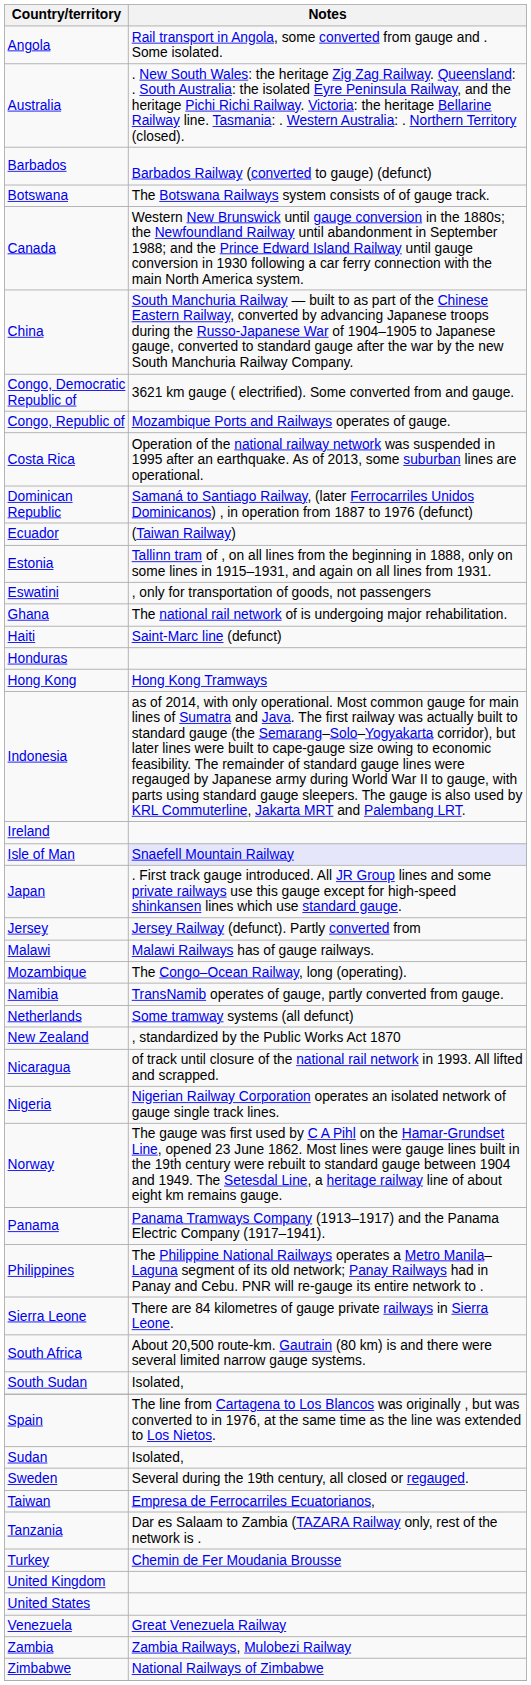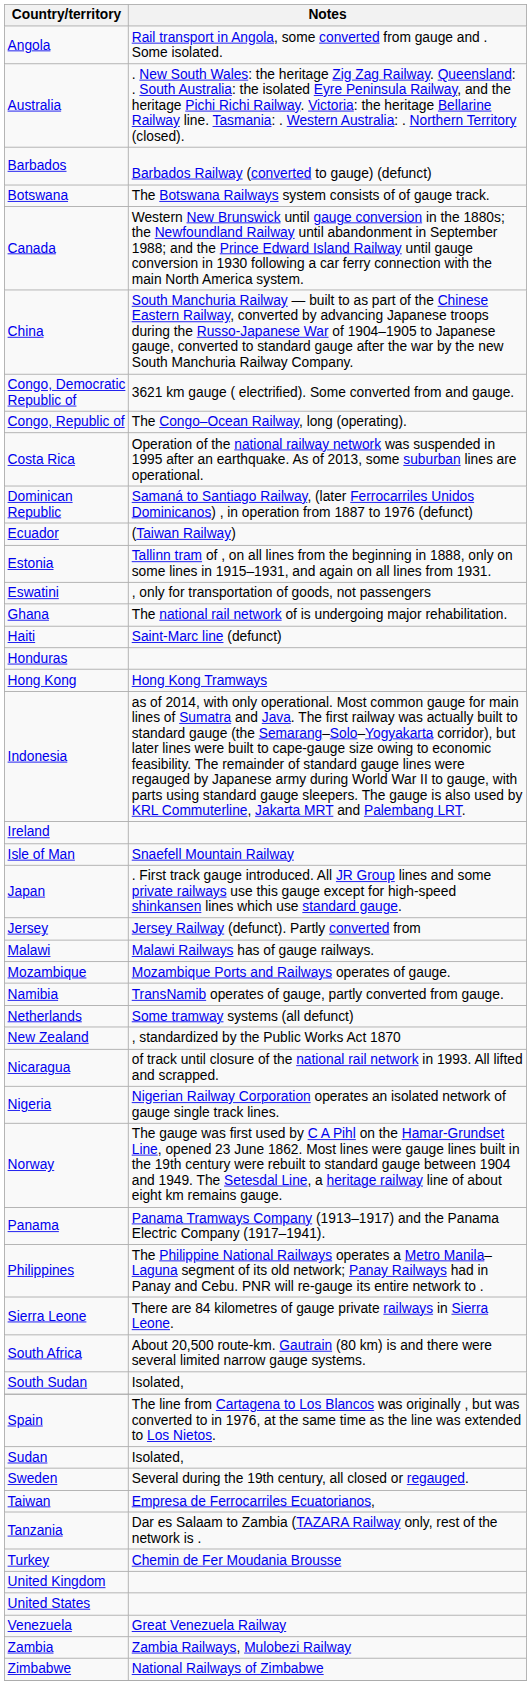(291, 422) Mozambique Ports and Railways operates of gauge. -> (269, 422) The Congo–Ocean Railway, long (operating).
(213, 854) lavender background -> (213, 854) no background
(269, 972) The Congo–Ocean Railway, long (operating). -> (291, 972) Mozambique Ports and Railways operates of gauge.
